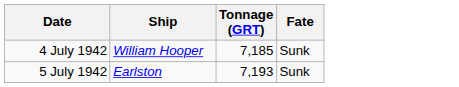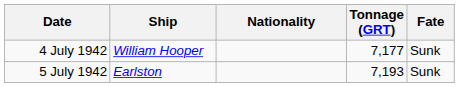+ column: (281, 22)
(257, 51) 7,185 -> (387, 51) 7,177
